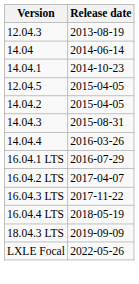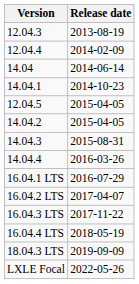+ row: (24, 50)
